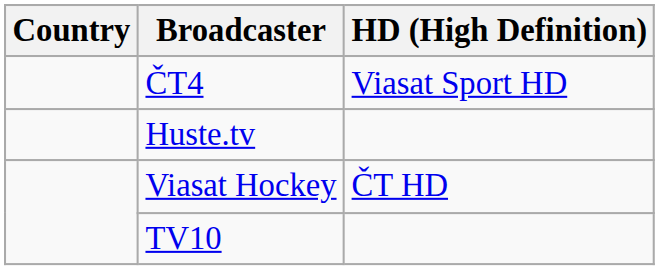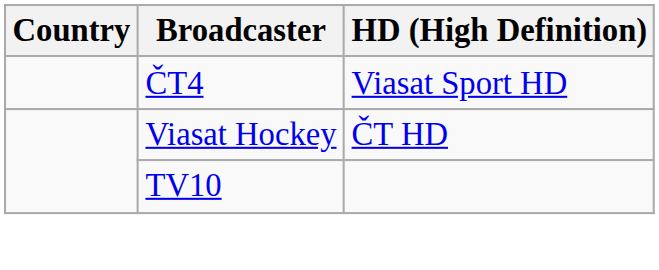- row: (200, 133)
